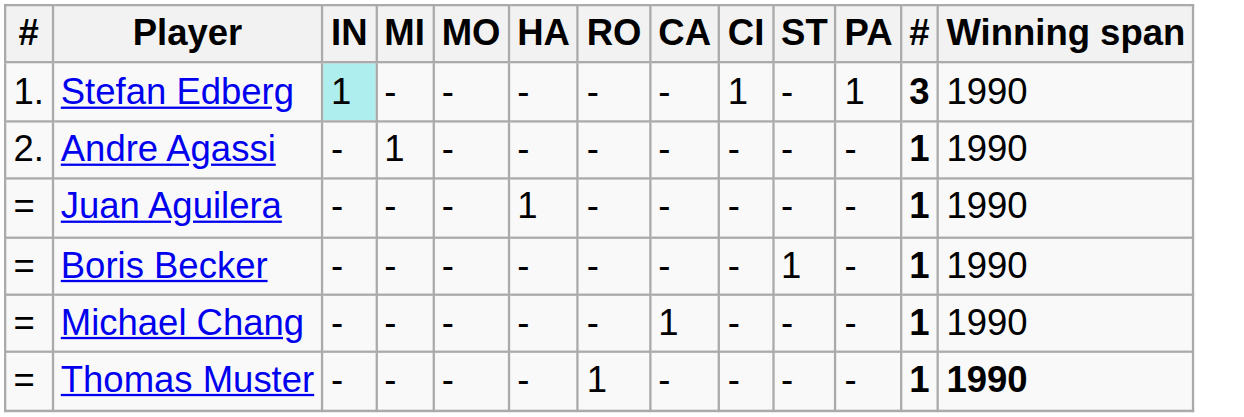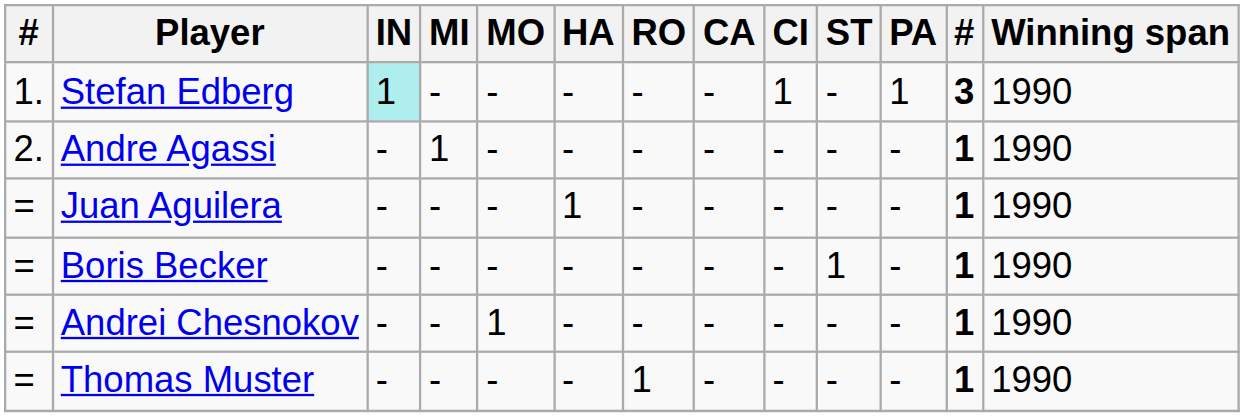- row: (182, 322)
+ row: (210, 322)
(987, 380) bold -> (1032, 380) normal
